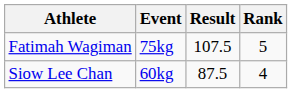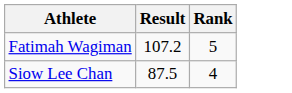- column: (161, 18)
(213, 46) 107.5 -> (163, 46) 107.2
